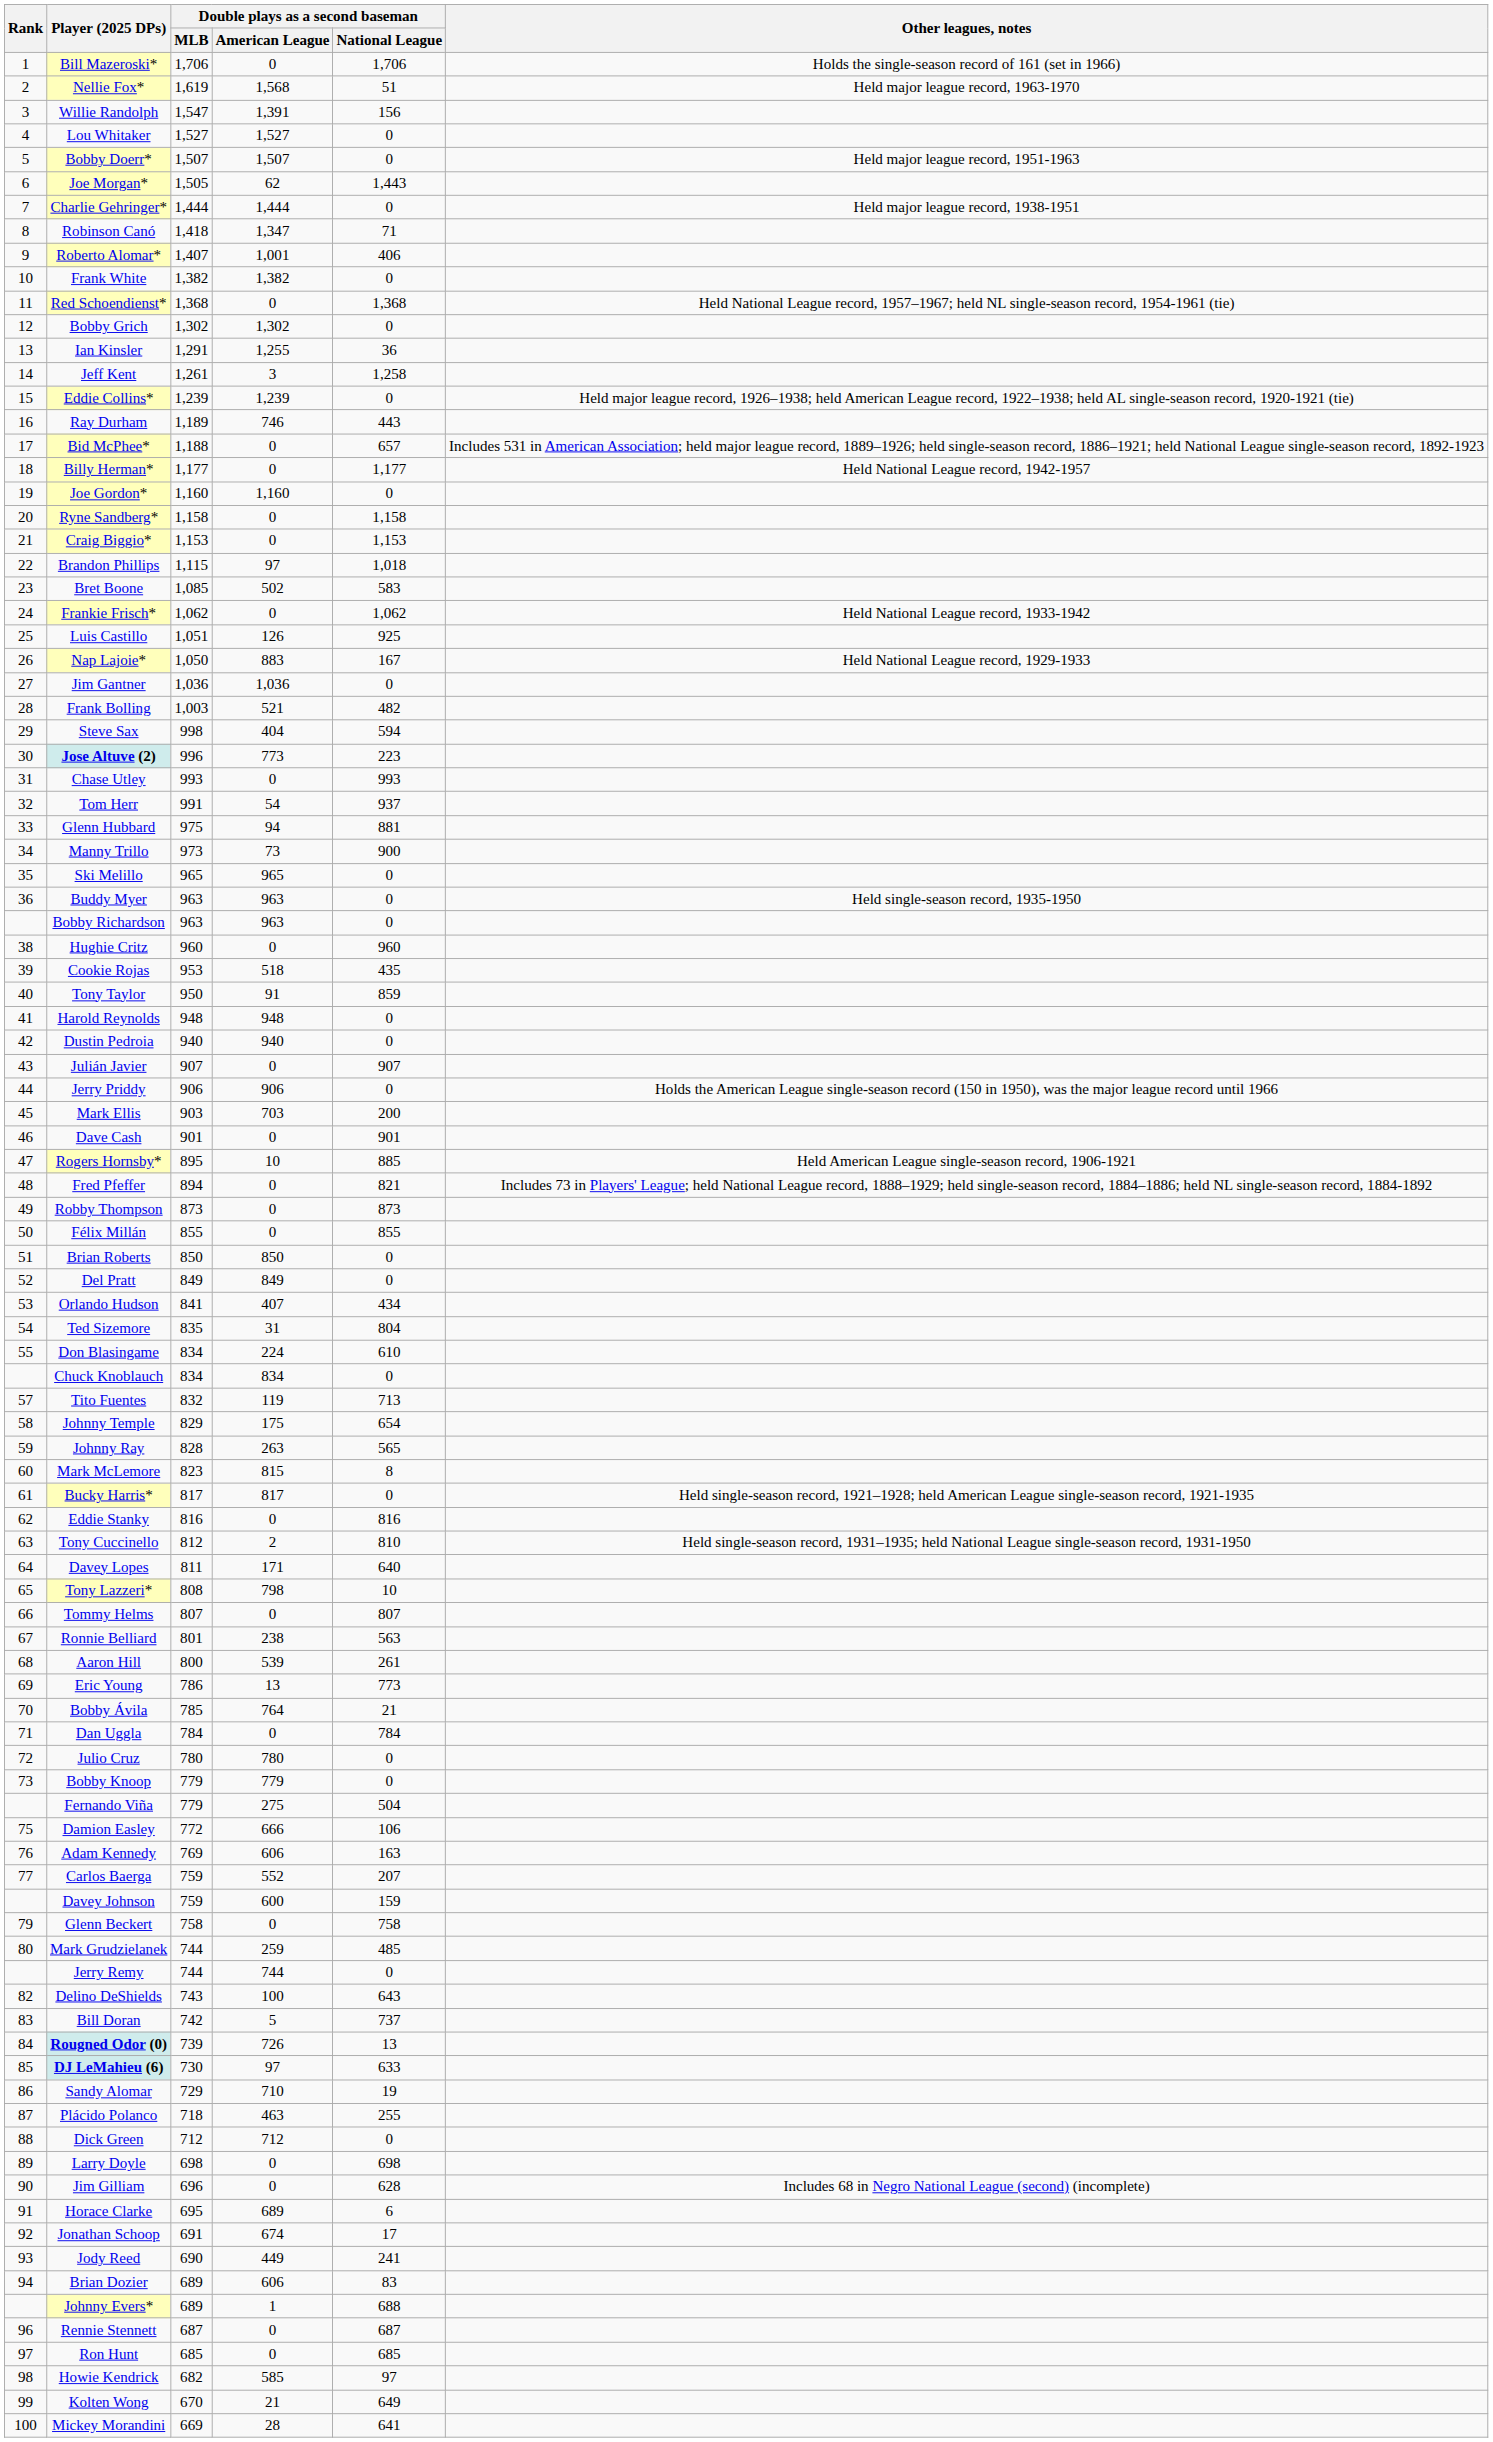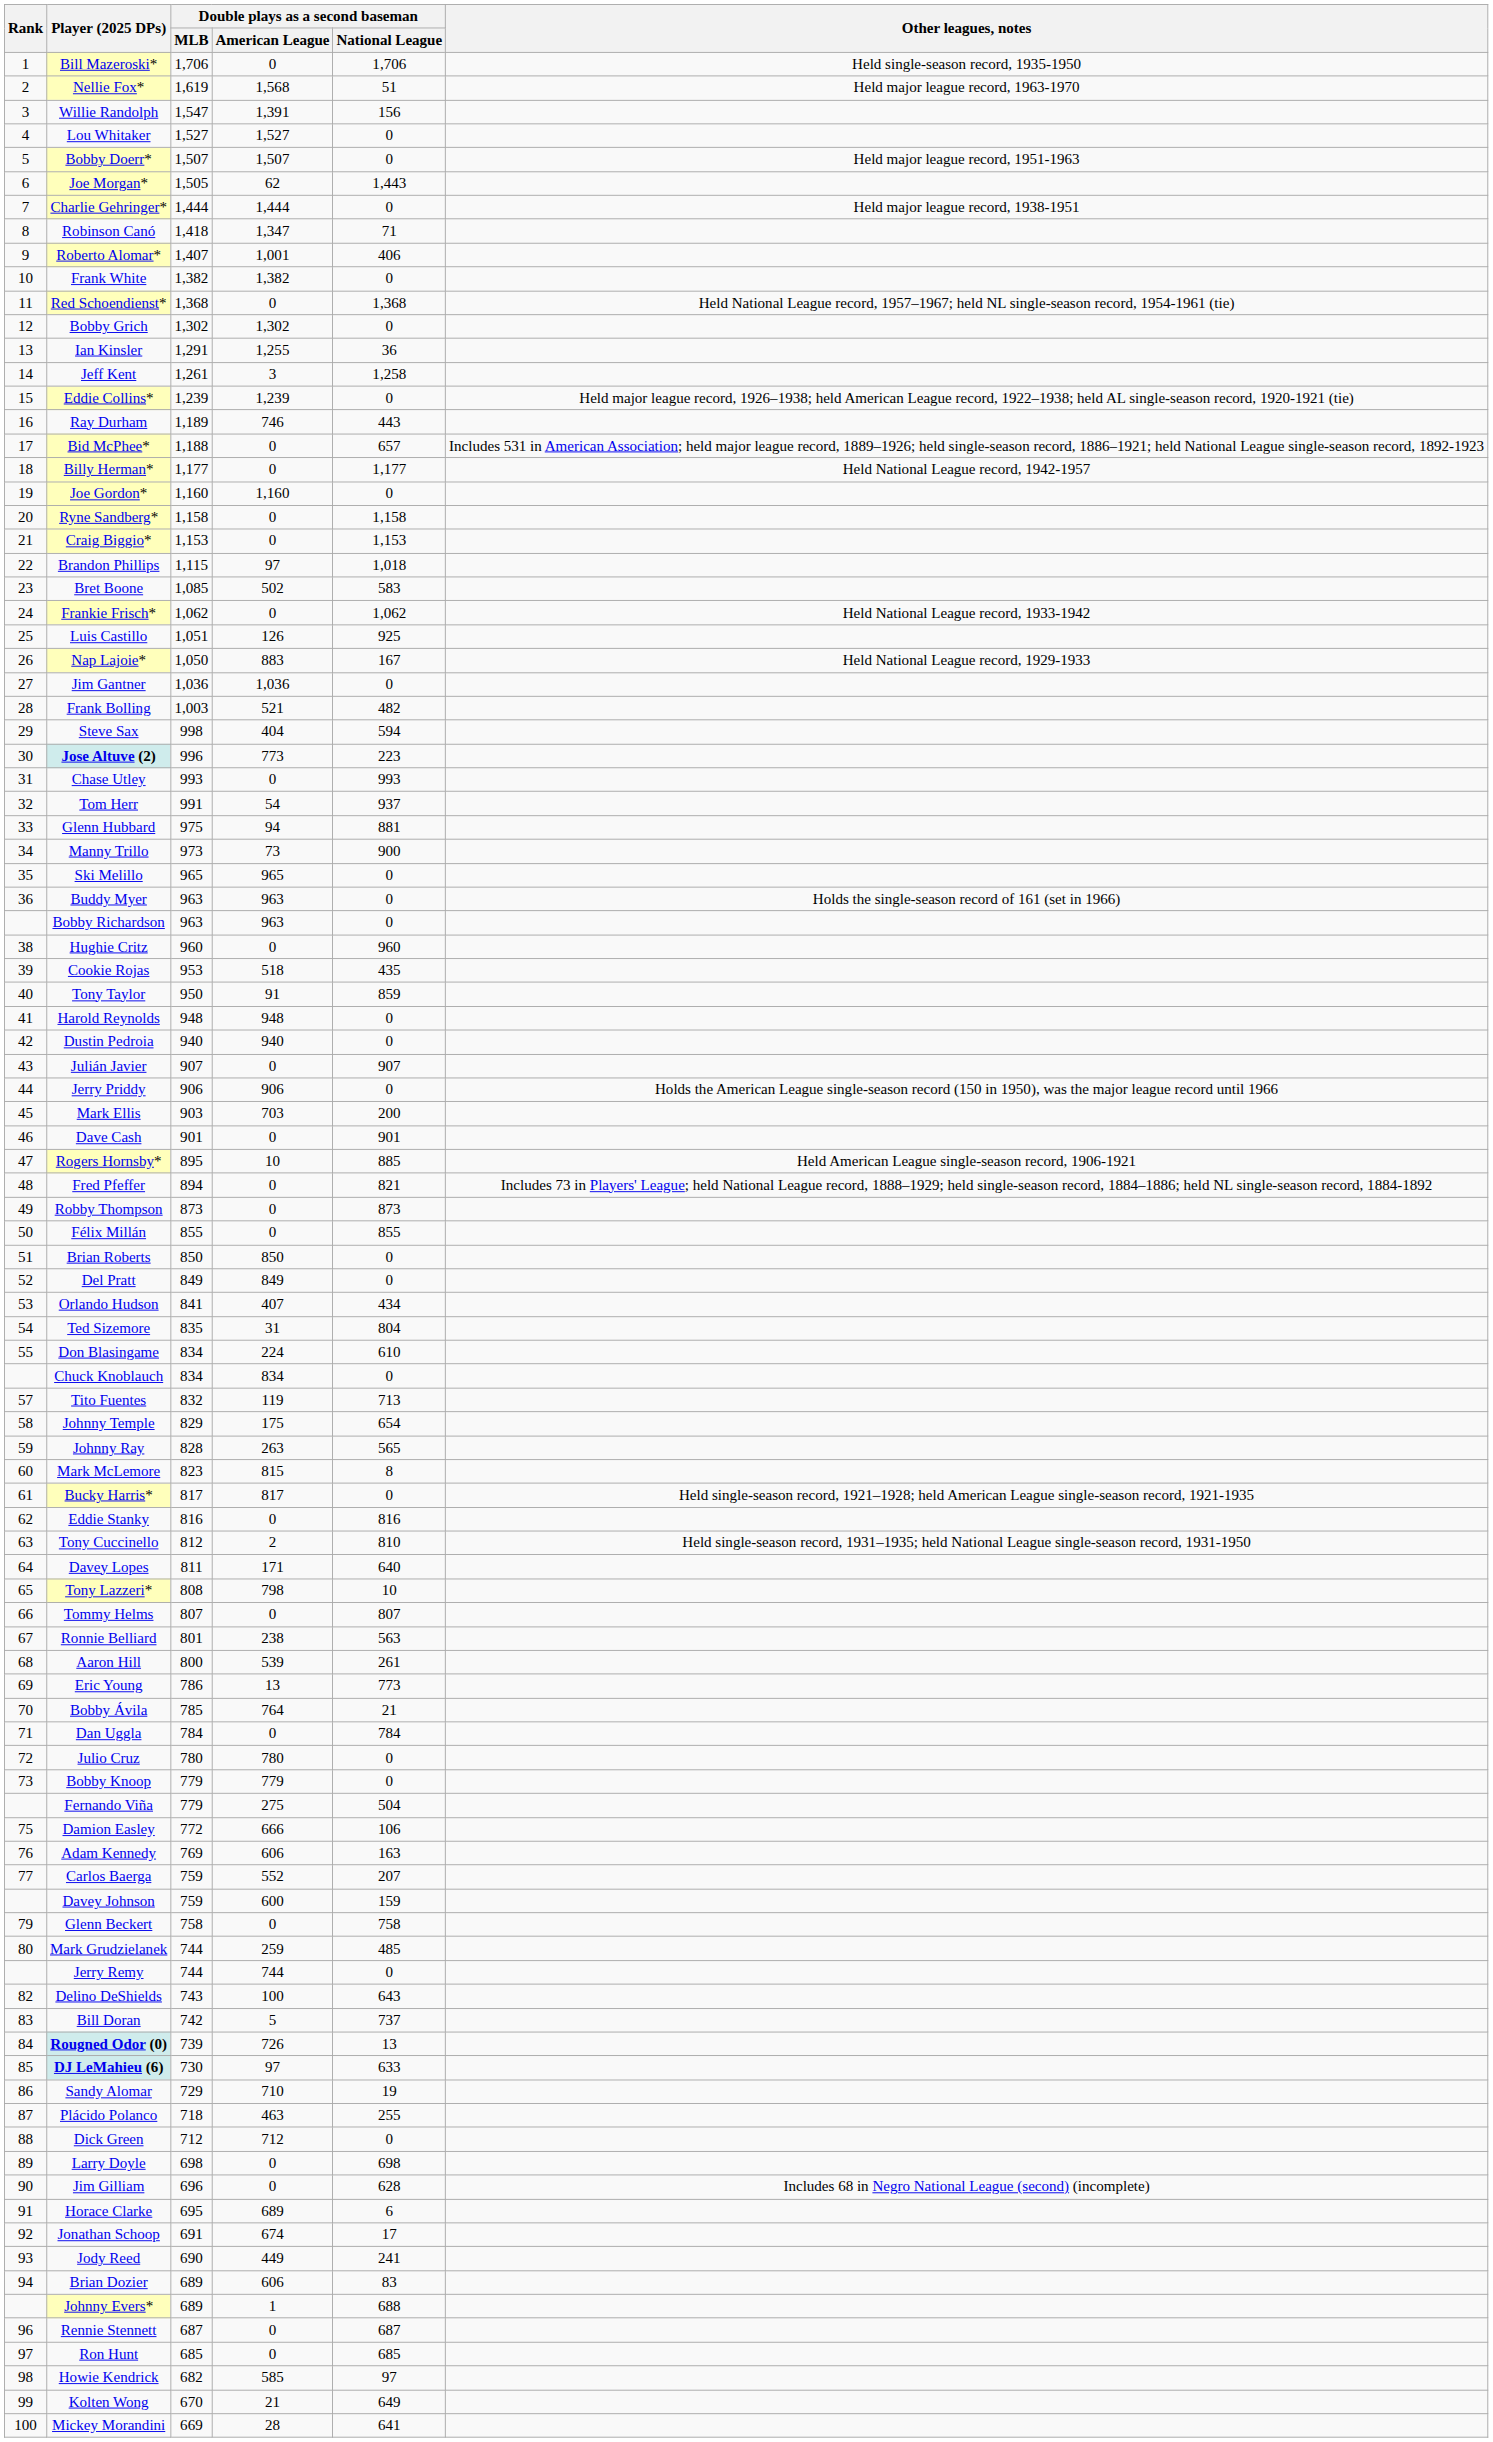(967, 64) Holds the single-season record of 161 (set in 1966) -> (967, 64) Held single-season record, 1935-1950
(967, 898) Held single-season record, 1935-1950 -> (967, 898) Holds the single-season record of 161 (set in 1966)
